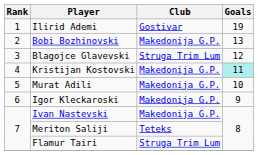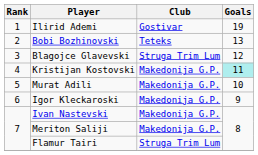(180, 41) Makedonija G.P. -> (155, 41) Teteks
(155, 129) Teteks -> (180, 129) Makedonija G.P.
